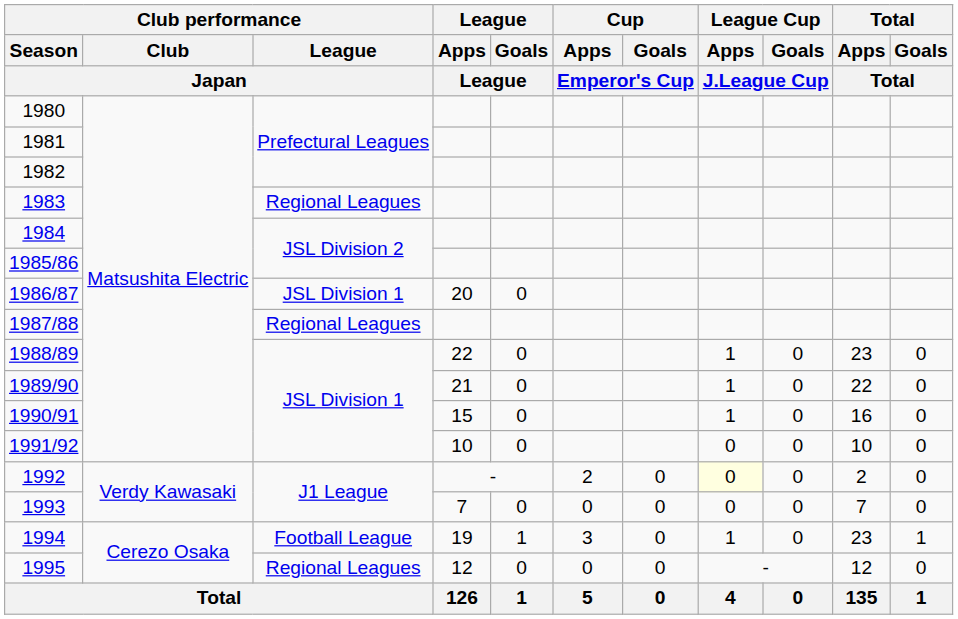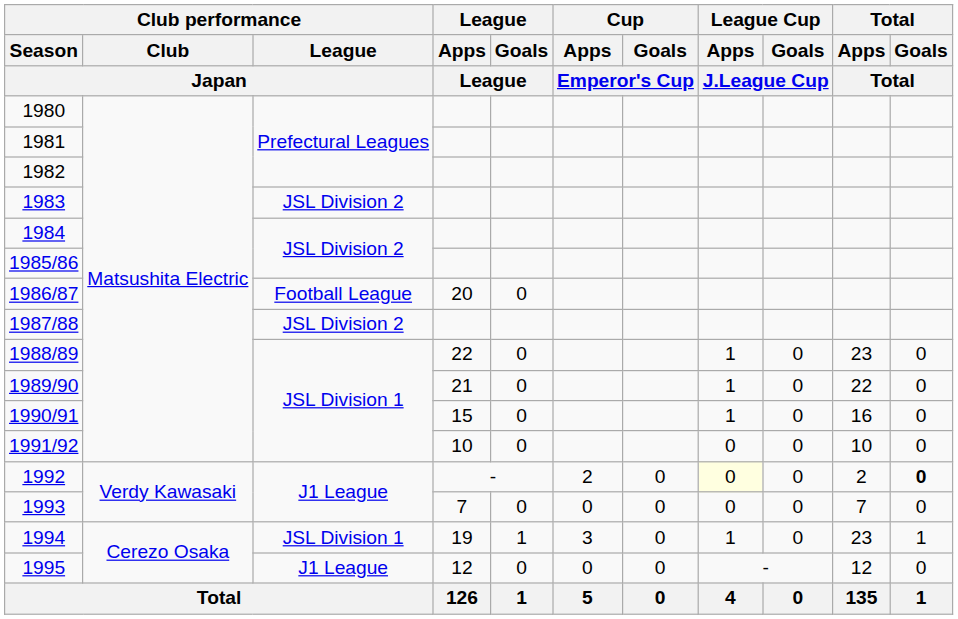(343, 202) Regional Leagues -> (343, 202) JSL Division 2
(343, 293) JSL Division 1 -> (343, 293) Football League
(343, 324) Regional Leagues -> (343, 324) JSL Division 2
(921, 476) normal -> (921, 476) bold
(343, 537) Football League -> (343, 537) JSL Division 1
(343, 567) Regional Leagues -> (343, 567) J1 League
